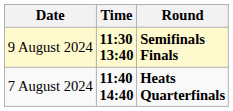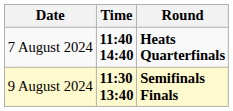rows swapped: (50, 86) <-> (50, 47)
